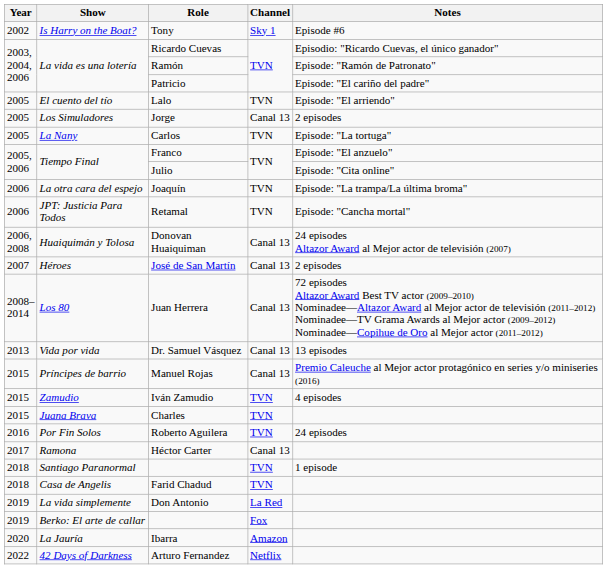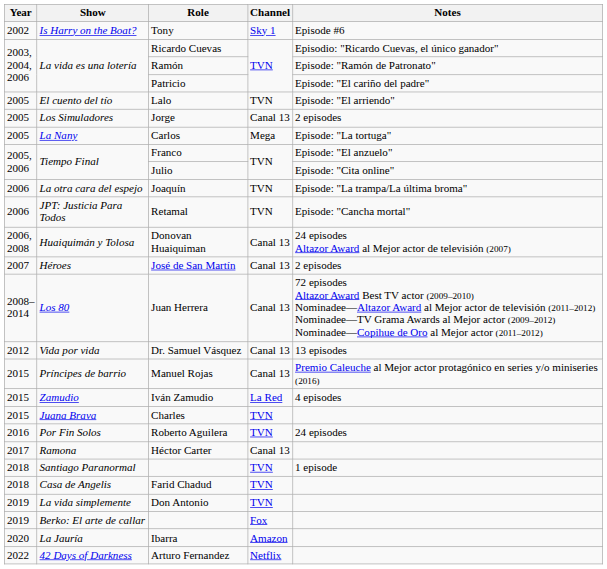(261, 135) TVN -> (263, 135) Mega
(18, 350) 2013 -> (18, 350) 2012
(261, 397) TVN -> (266, 397) La Red
(266, 502) La Red -> (261, 502) TVN
